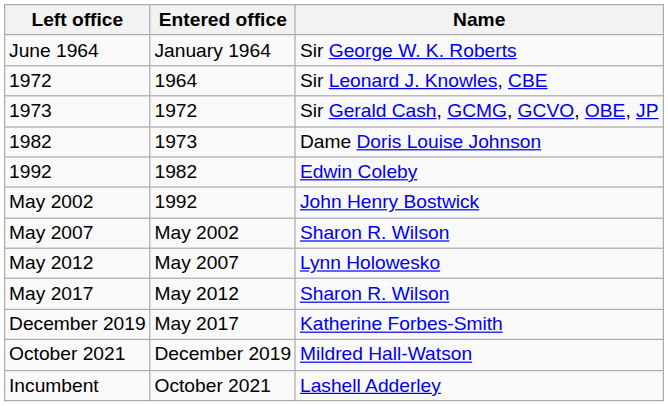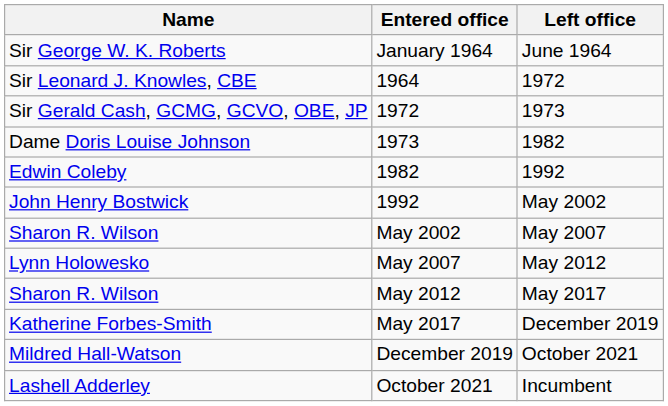columns swapped: (479, 19) <-> (77, 19)
